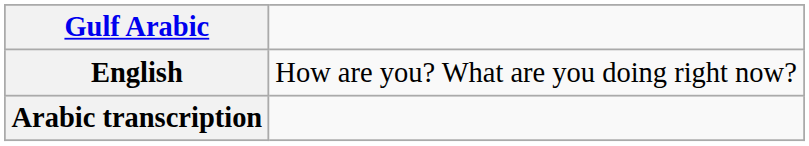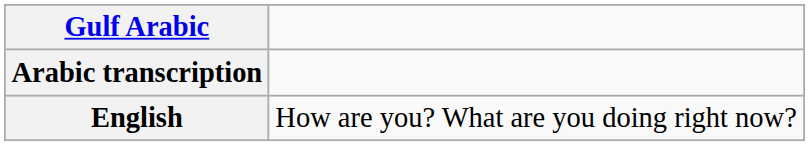rows swapped: (137, 117) <-> (137, 72)
